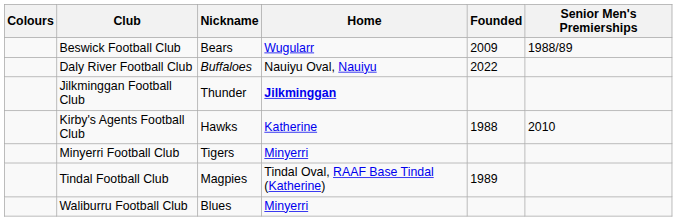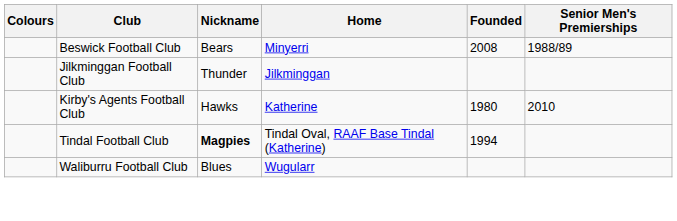(289, 47) Wugularr -> (287, 47) Minyerri
(484, 47) 2009 -> (484, 47) 2008
- row: (126, 67)
(300, 93) bold -> (297, 74) normal
(484, 127) 1988 -> (484, 107) 1980
- row: (119, 153)
(224, 180) normal -> (225, 140) bold
(484, 180) 1989 -> (484, 140) 1994
(286, 206) Minyerri -> (290, 167) Wugularr
